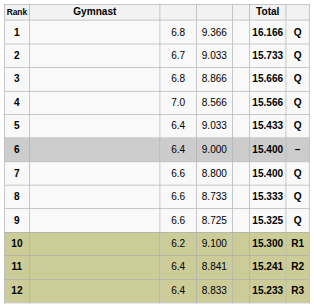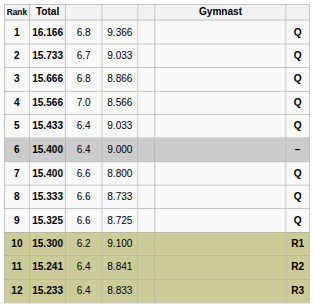columns swapped: (95, 12) <-> (268, 12)
